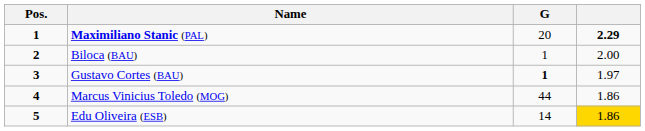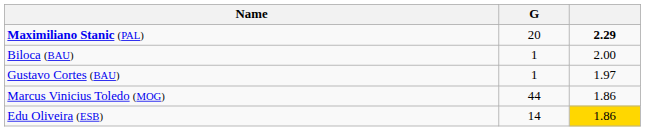- column: (36, 14)
(545, 75) bold -> (534, 75) normal
